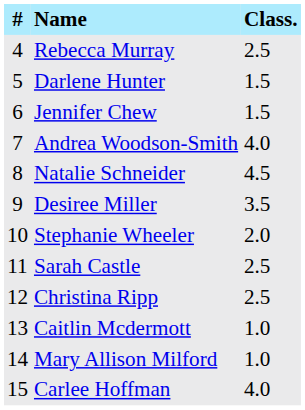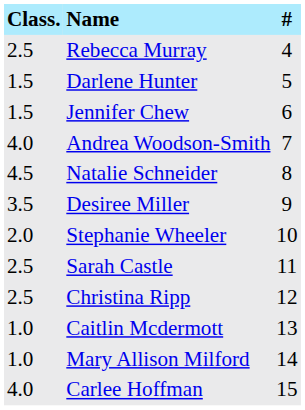columns swapped: (18, 19) <-> (271, 19)
